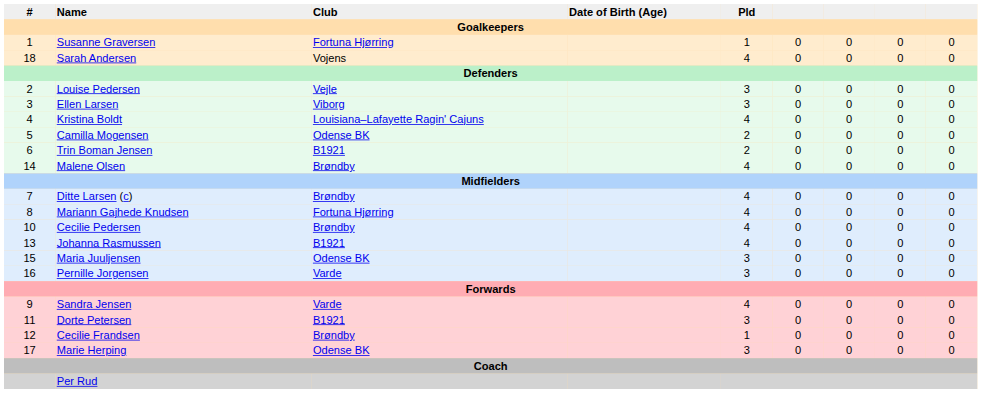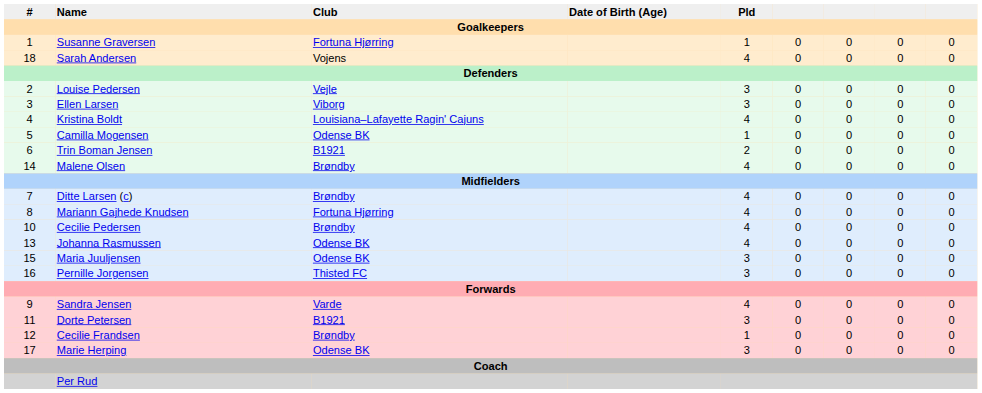(747, 135) 2 -> (747, 135) 1
(329, 243) B1921 -> (341, 243) Odense BK
(327, 274) Varde -> (340, 274) Thisted FC
